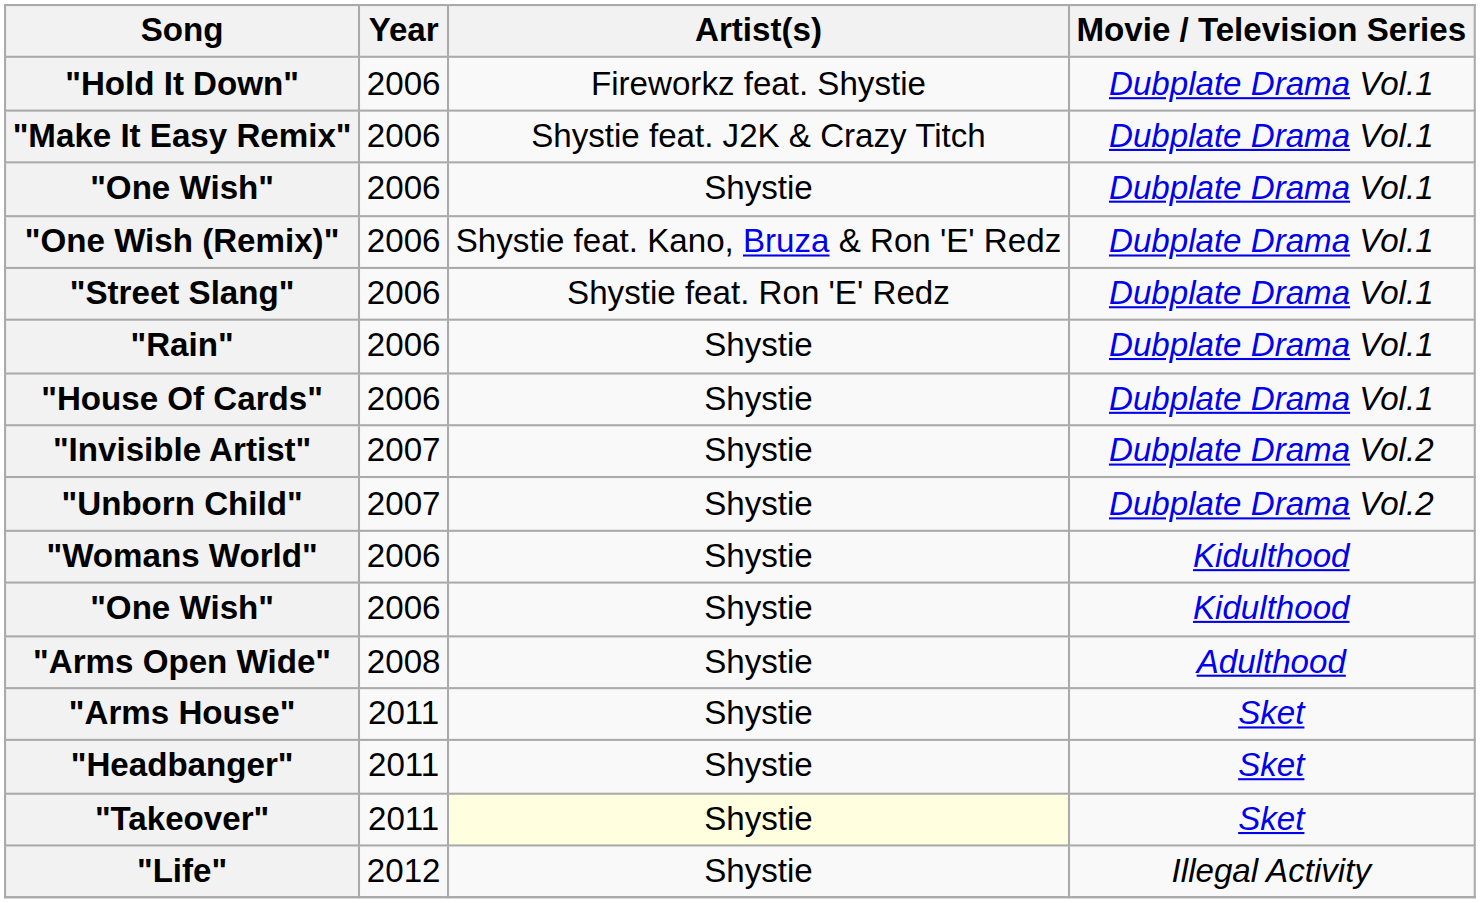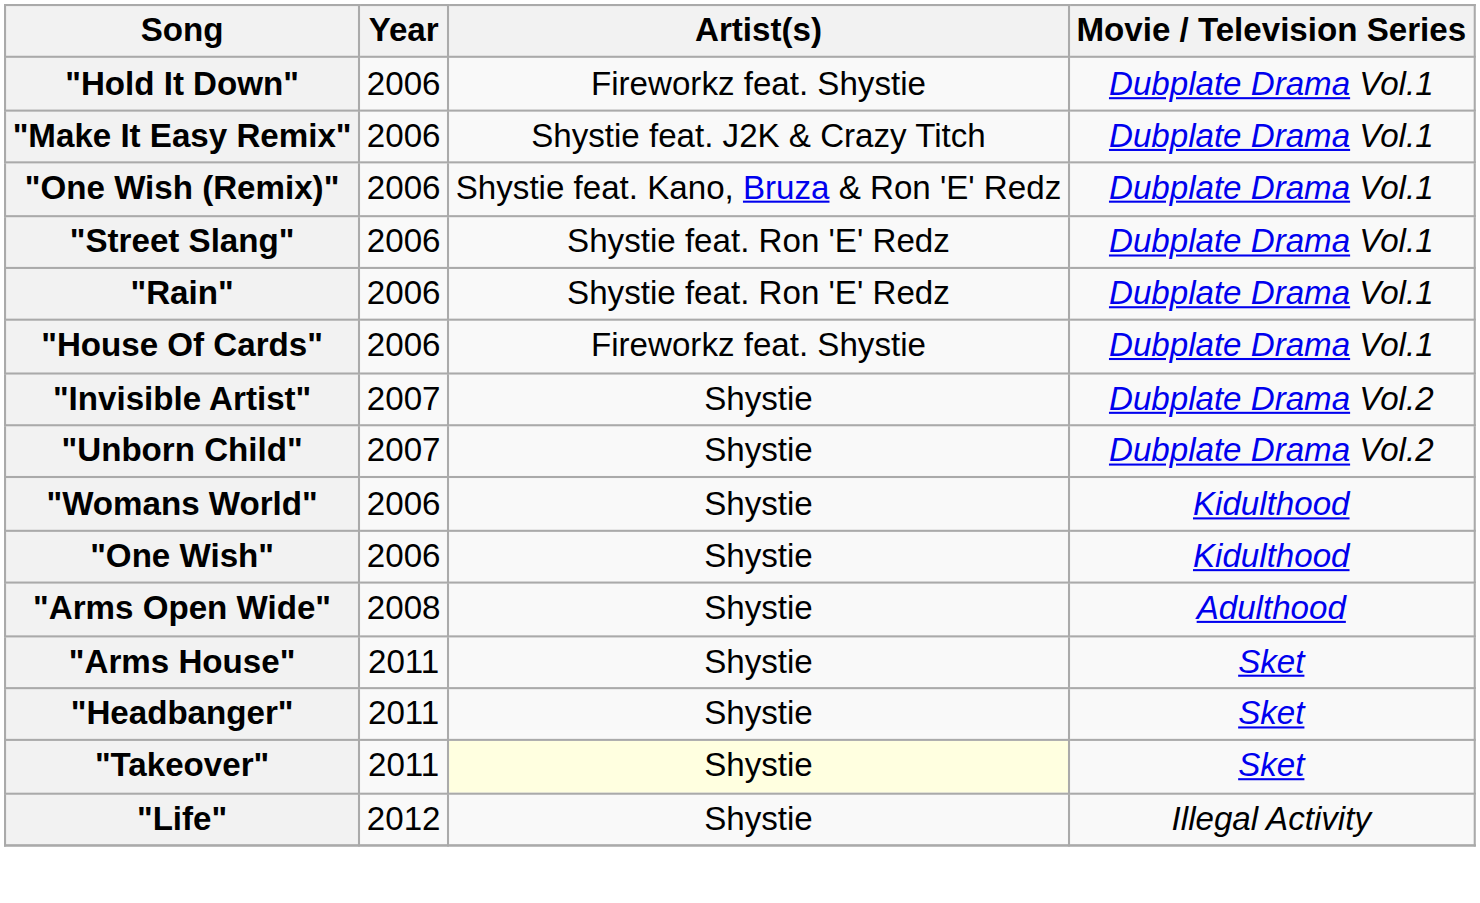- row: (182, 188)
(758, 345) Shystie -> (758, 293) Shystie feat. Ron 'E' Redz
(758, 398) Shystie -> (758, 345) Fireworkz feat. Shystie
